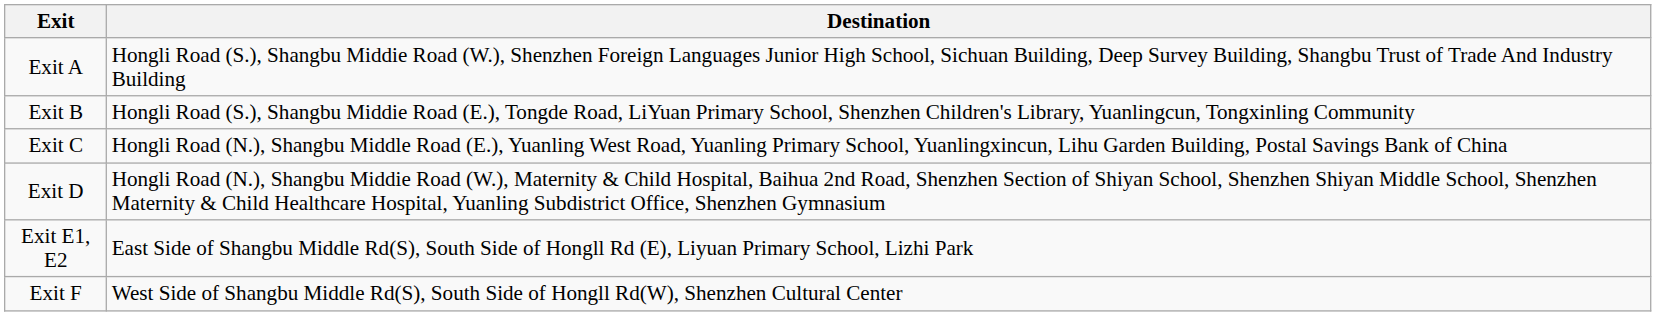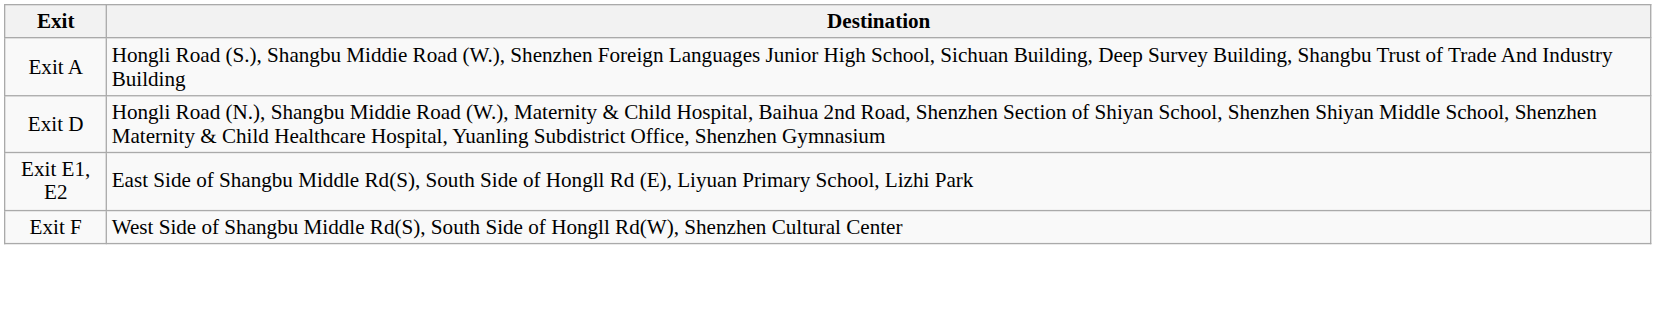- row: (56, 111)
- row: (56, 145)
